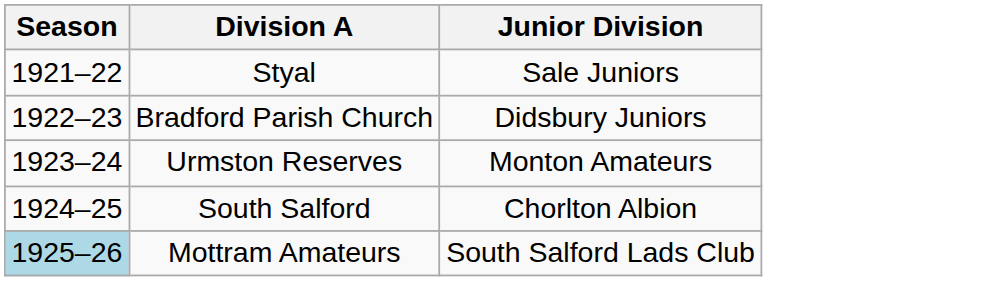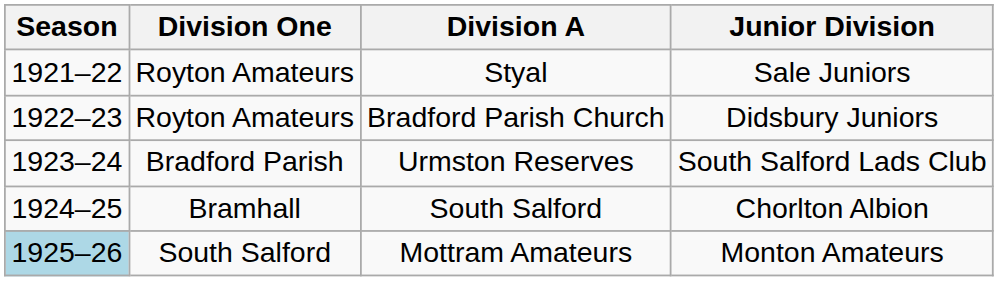+ column: (245, 27)
(601, 162) Monton Amateurs -> (832, 162) South Salford Lads Club
(601, 252) South Salford Lads Club -> (832, 252) Monton Amateurs
